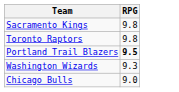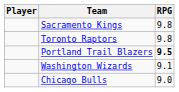+ column: (22, 11)
(130, 66) 9.3 -> (164, 66) 9.1
